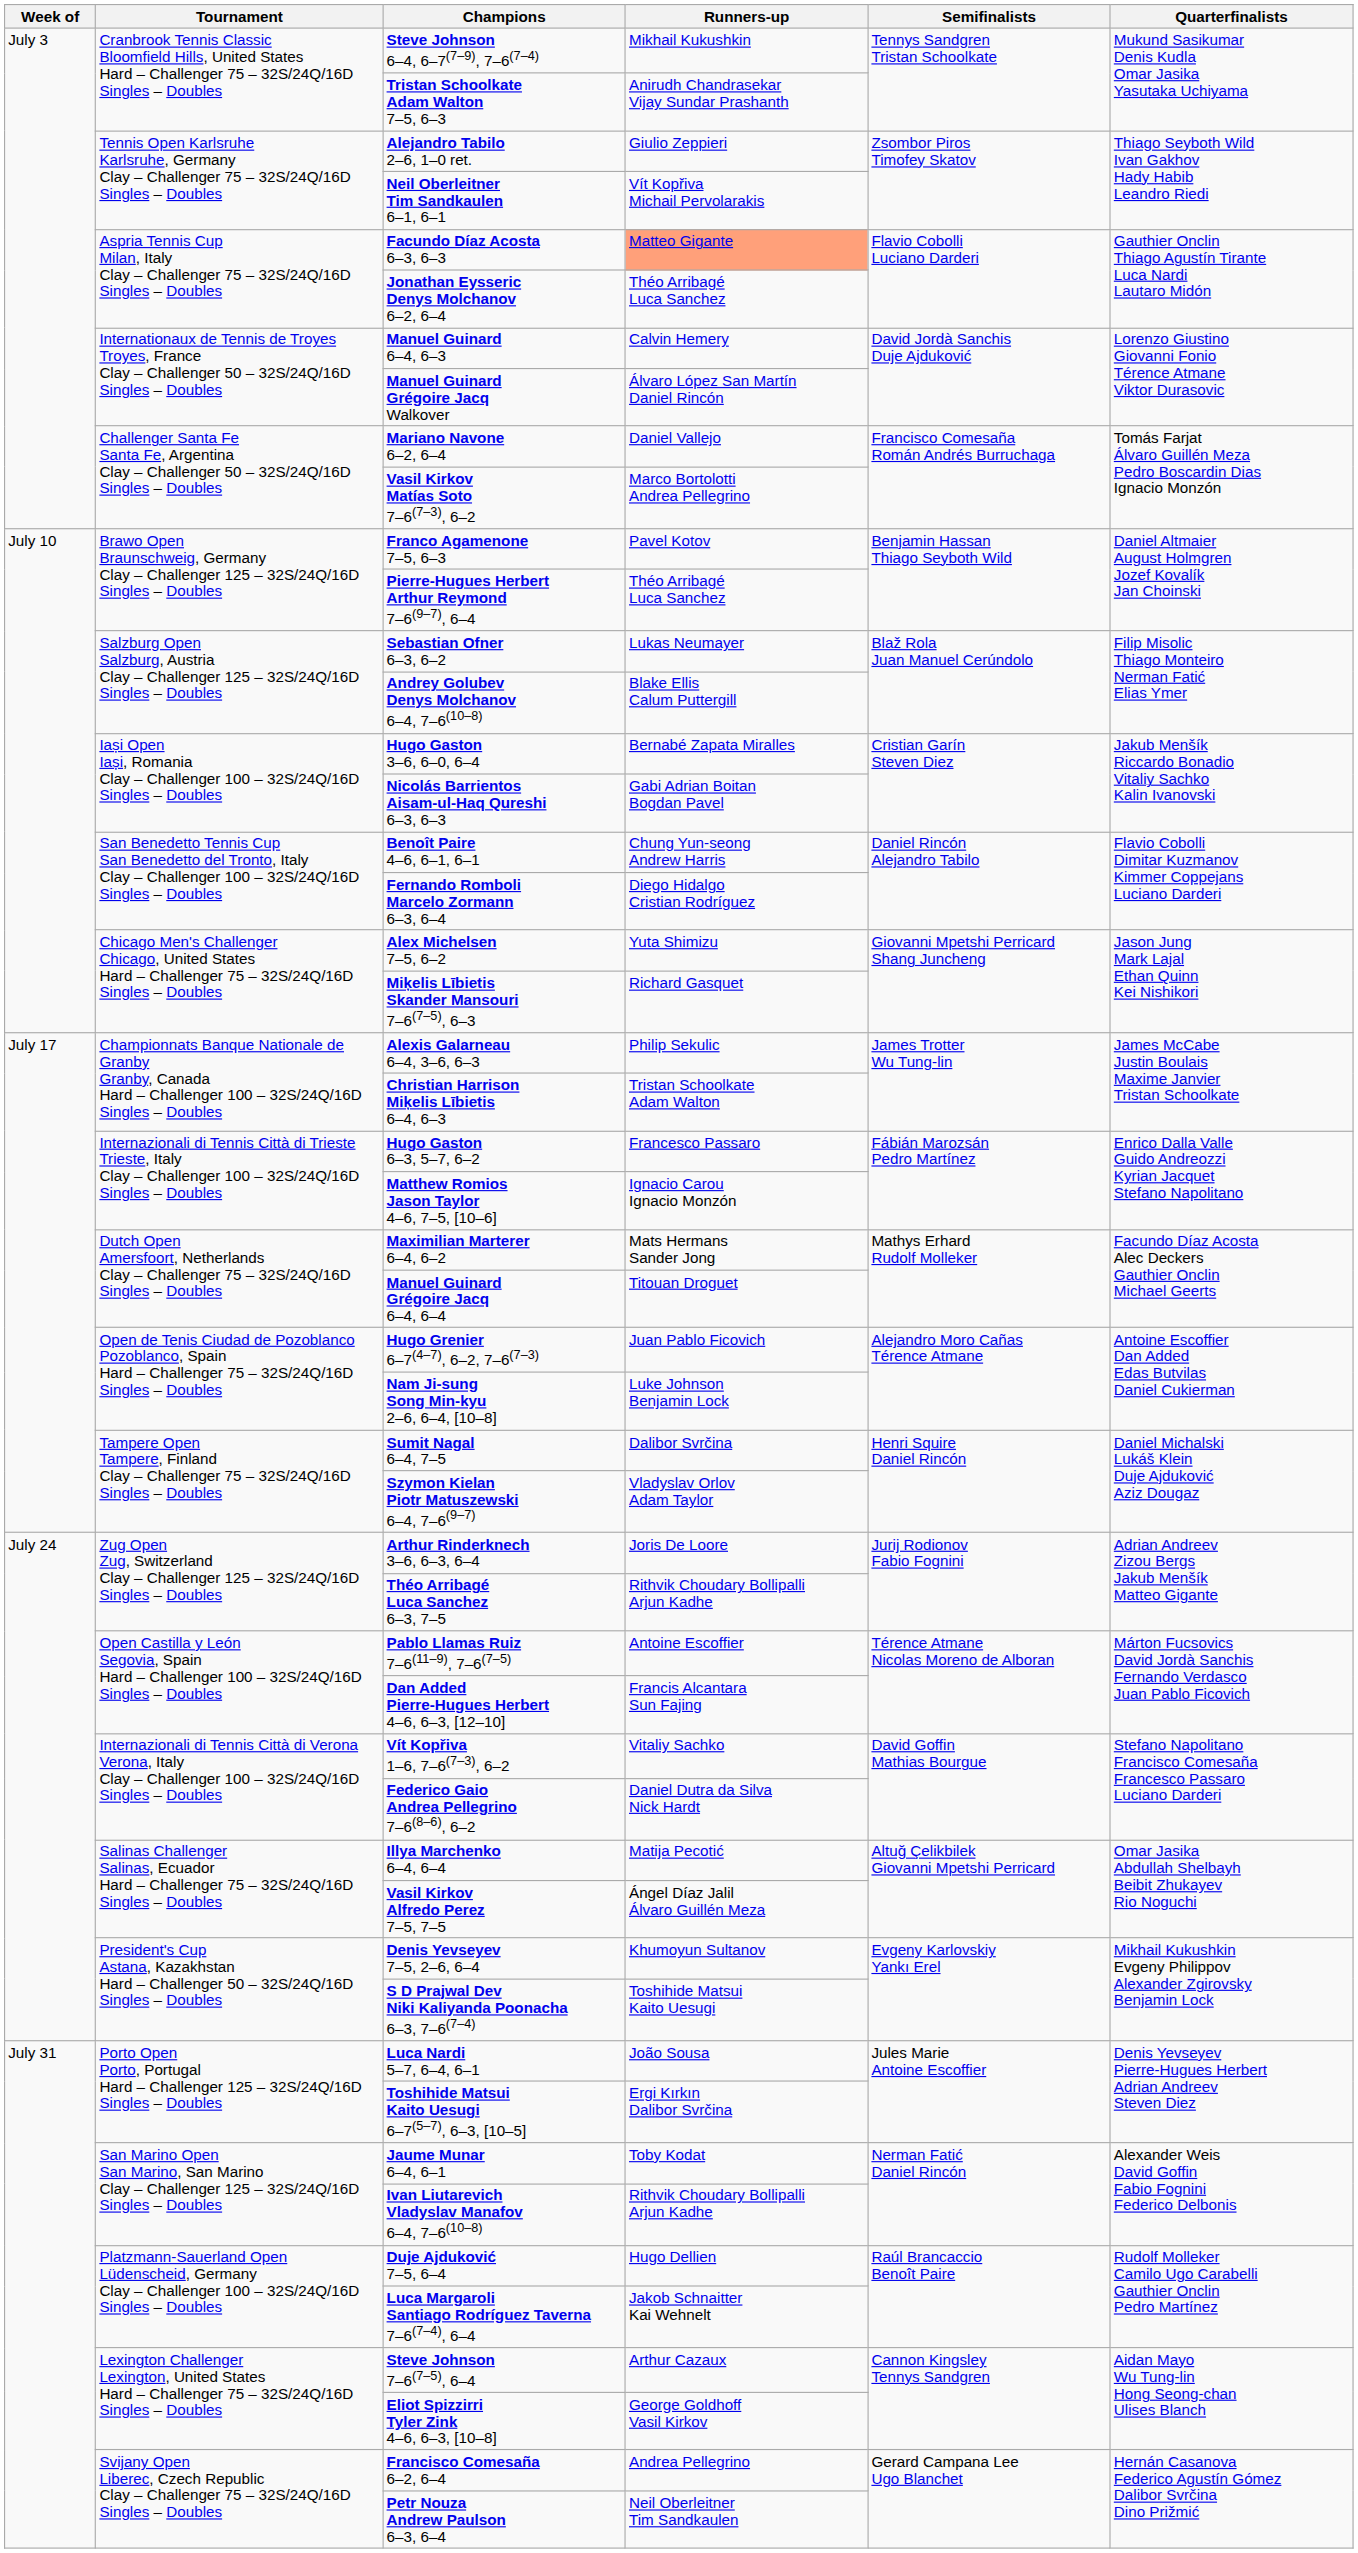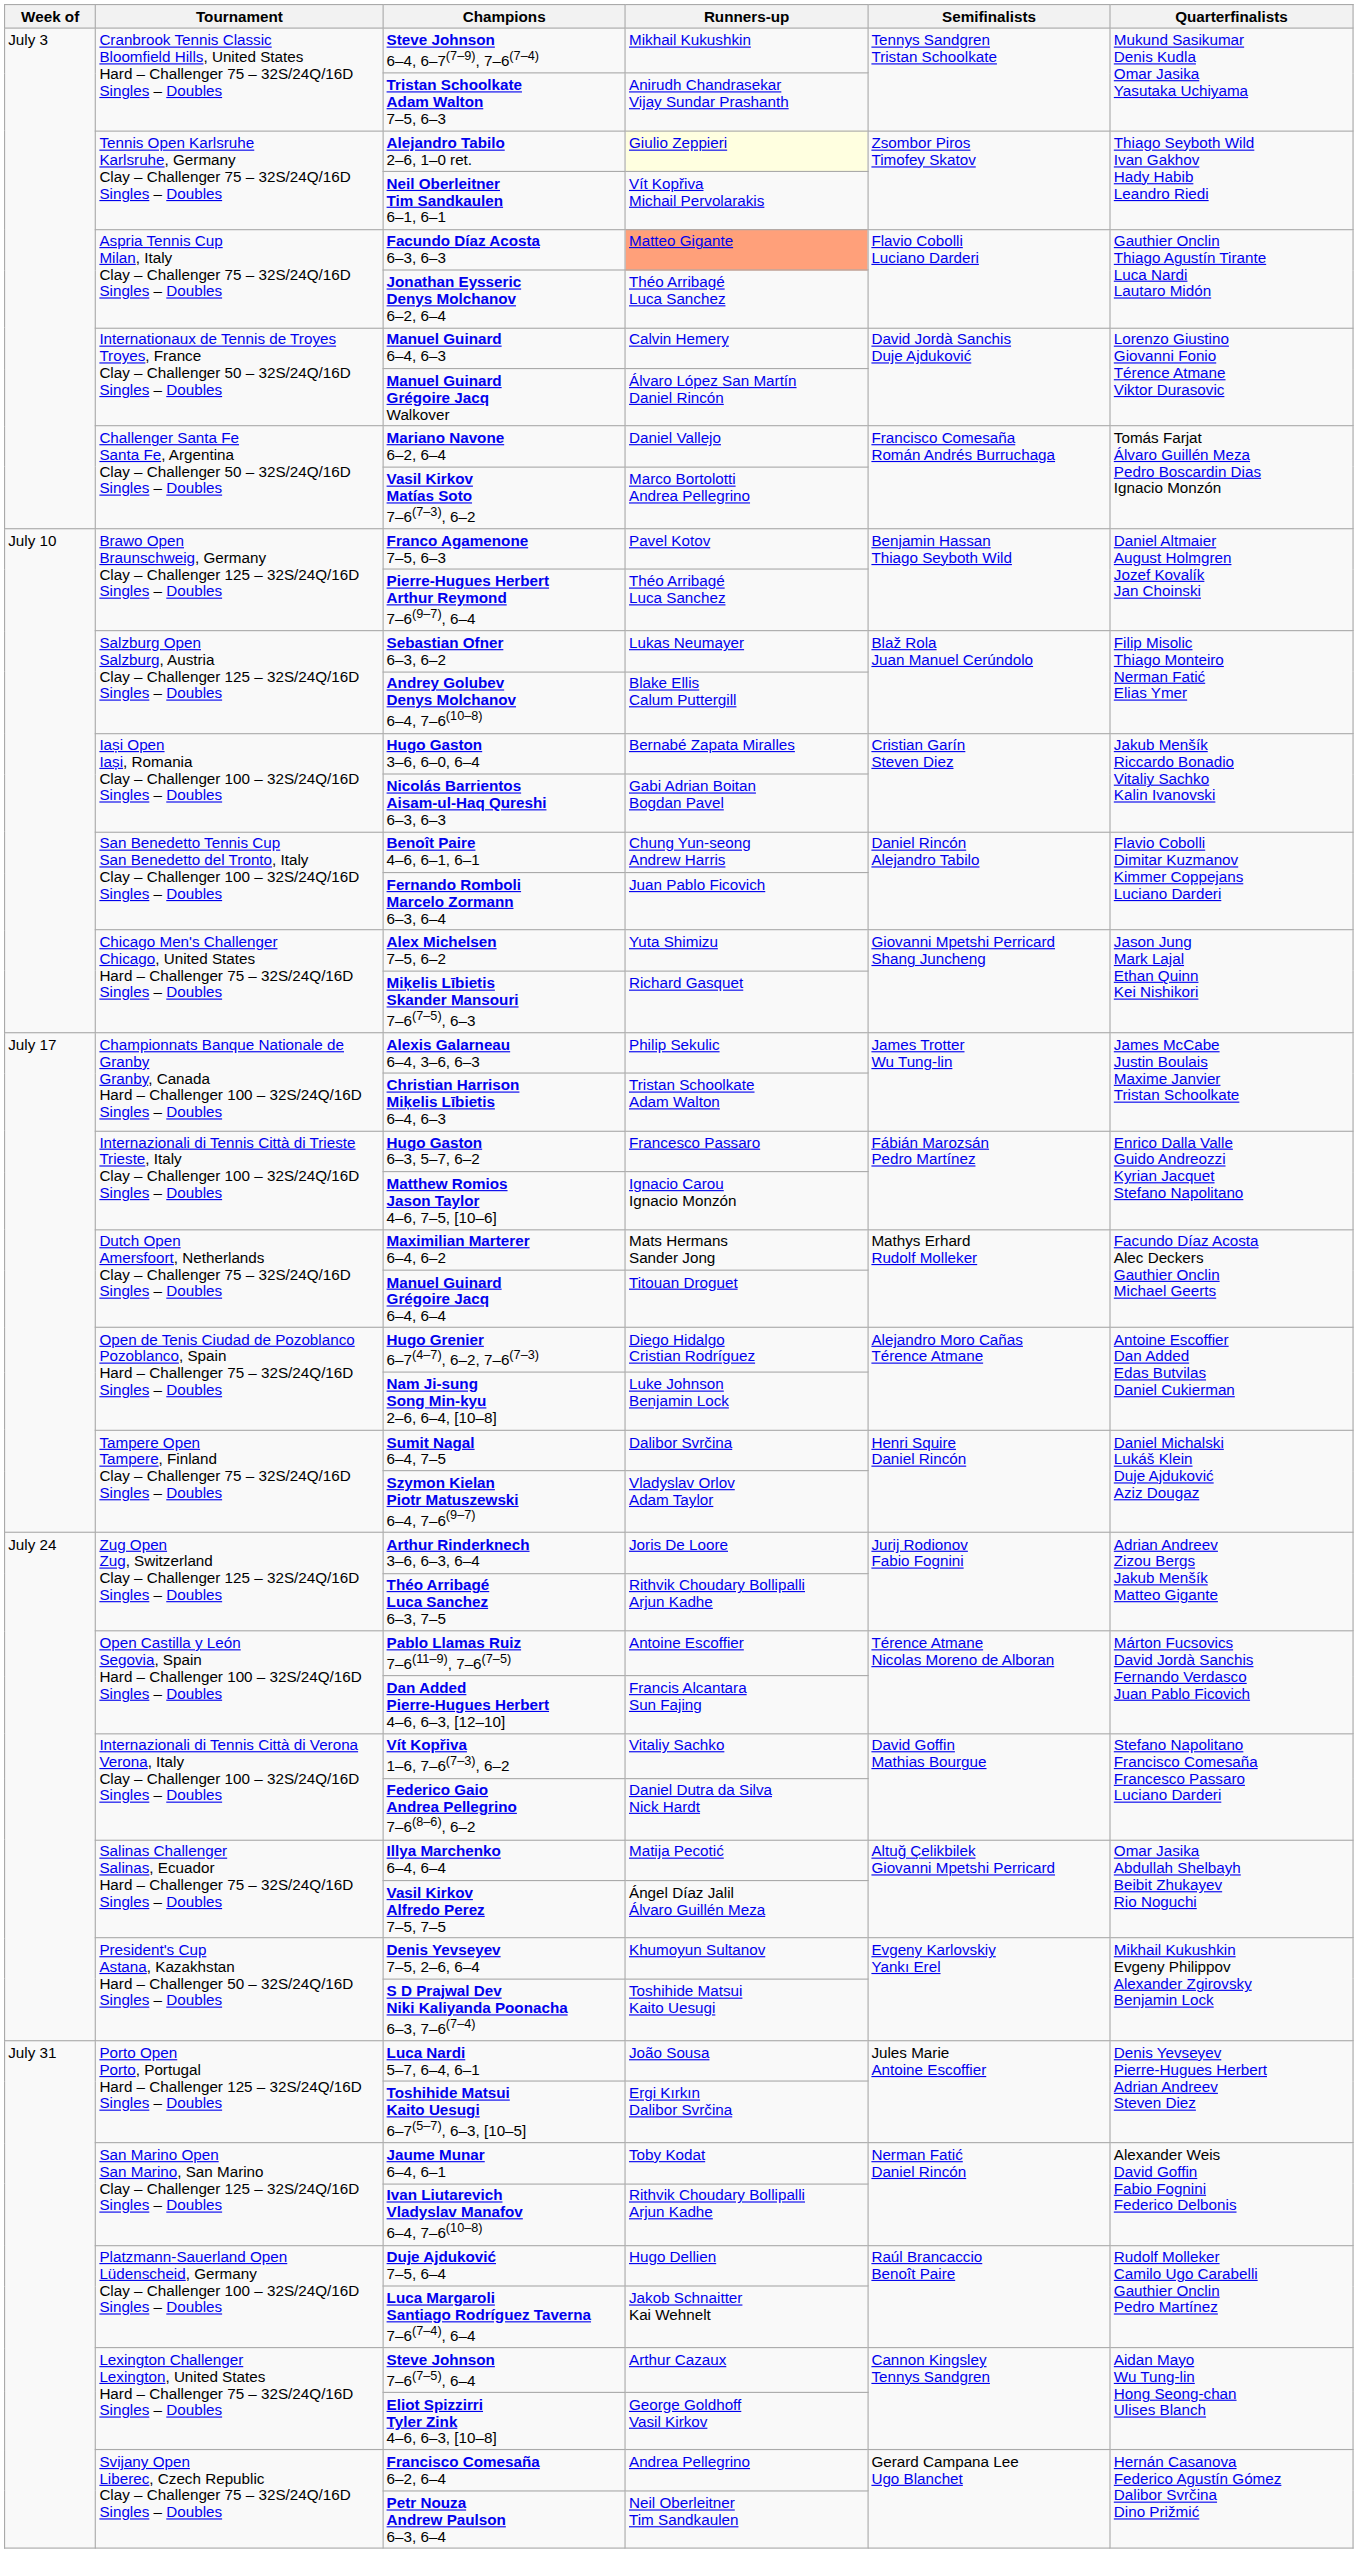(678, 143) no background -> (678, 143) lightyellow background
(692, 893) Diego Hidalgo Cristian Rodríguez -> (697, 884) Juan Pablo Ficovich
(697, 1339) Juan Pablo Ficovich -> (692, 1348) Diego Hidalgo Cristian Rodríguez
